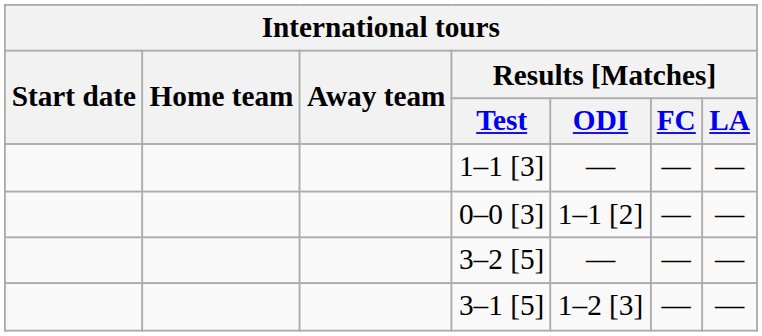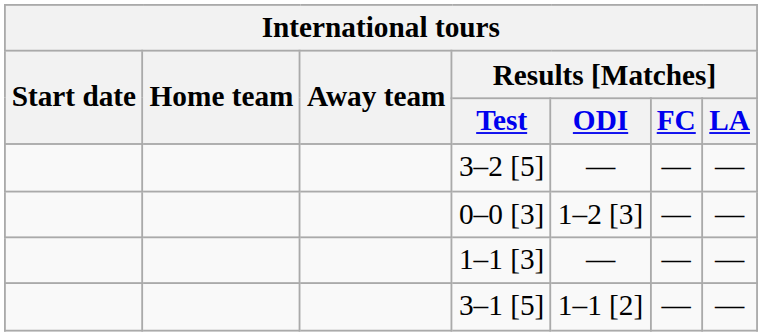rows swapped: (502, 259) <-> (502, 167)
(601, 213) 1–1 [2] -> (601, 213) 1–2 [3]
(601, 306) 1–2 [3] -> (601, 306) 1–1 [2]
